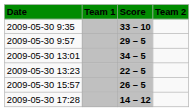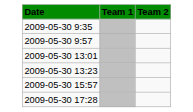- column: (133, 12)
